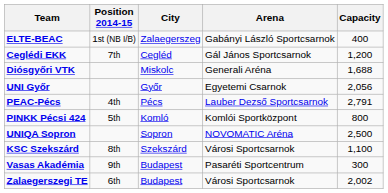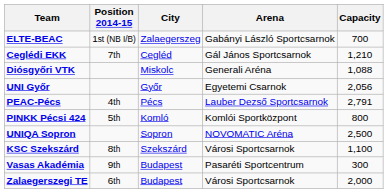(360, 39) 400 -> (360, 39) 700
(360, 54) 1,200 -> (360, 54) 1,210
(360, 70) 1,688 -> (360, 70) 1,088
(360, 180) 2,002 -> (360, 180) 2,000
